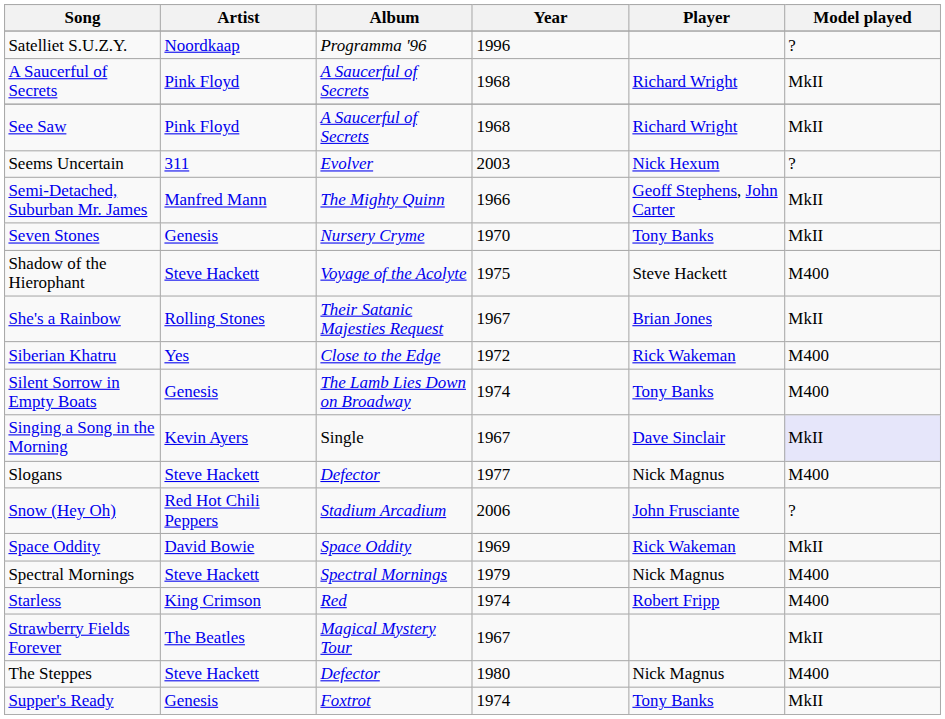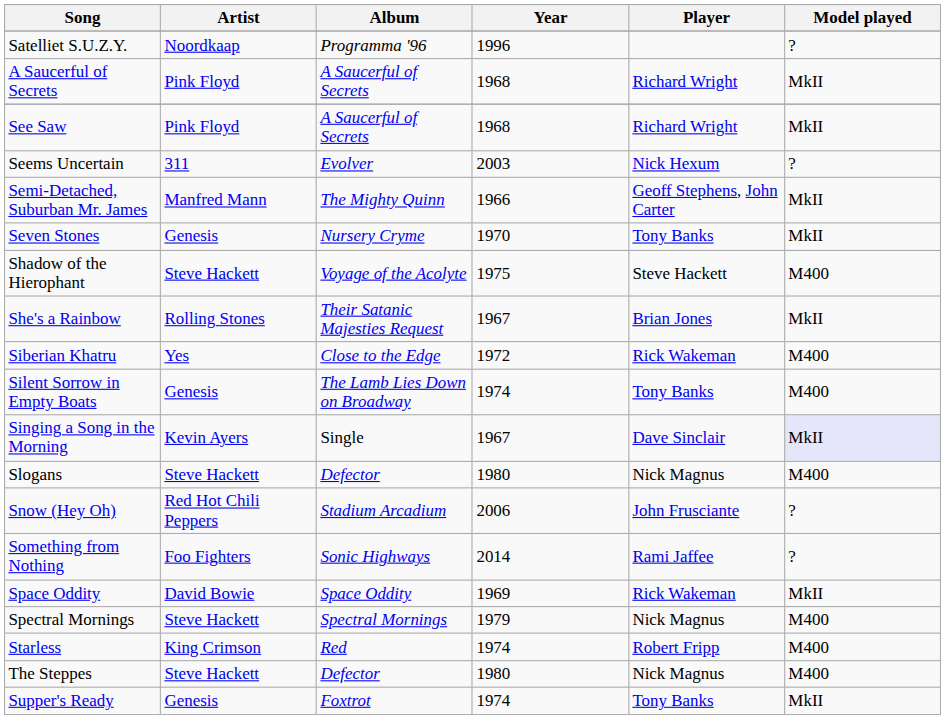(493, 474) 1977 -> (493, 474) 1980
+ row: (64, 556)
- row: (69, 637)
